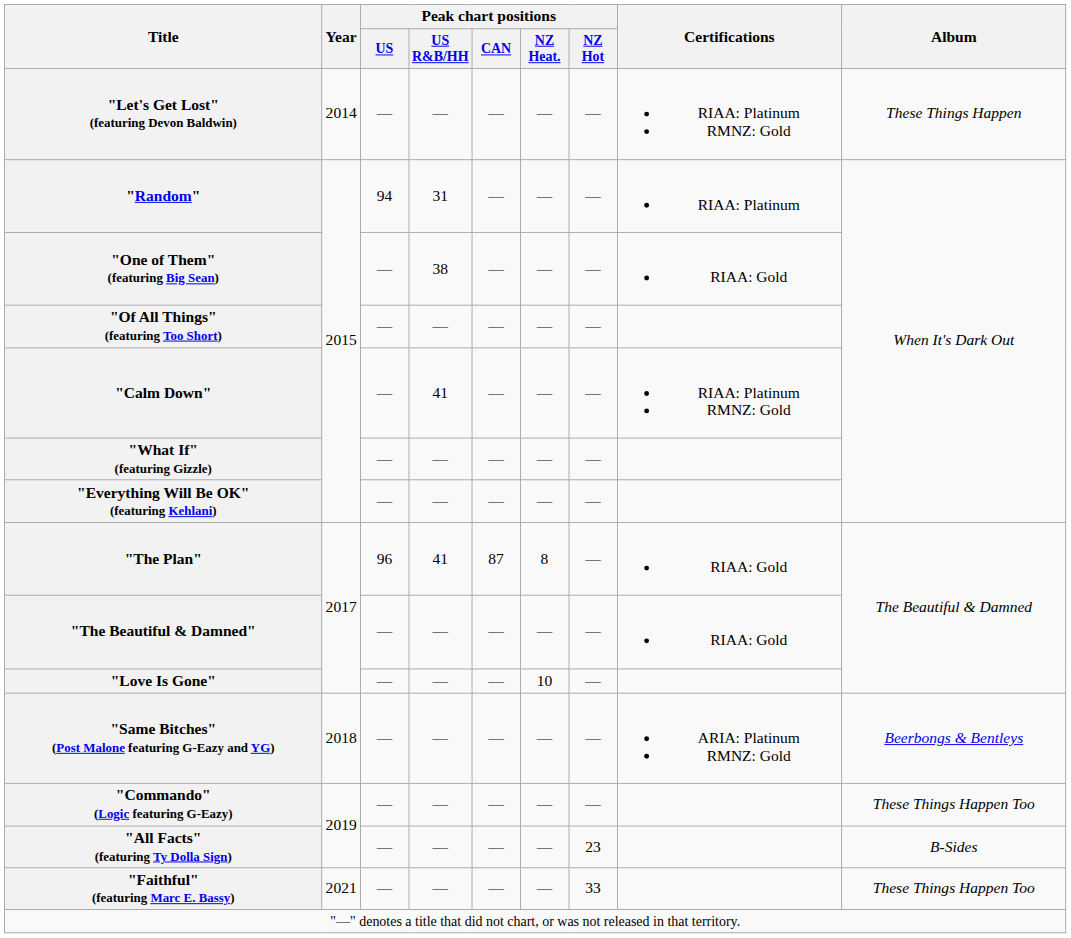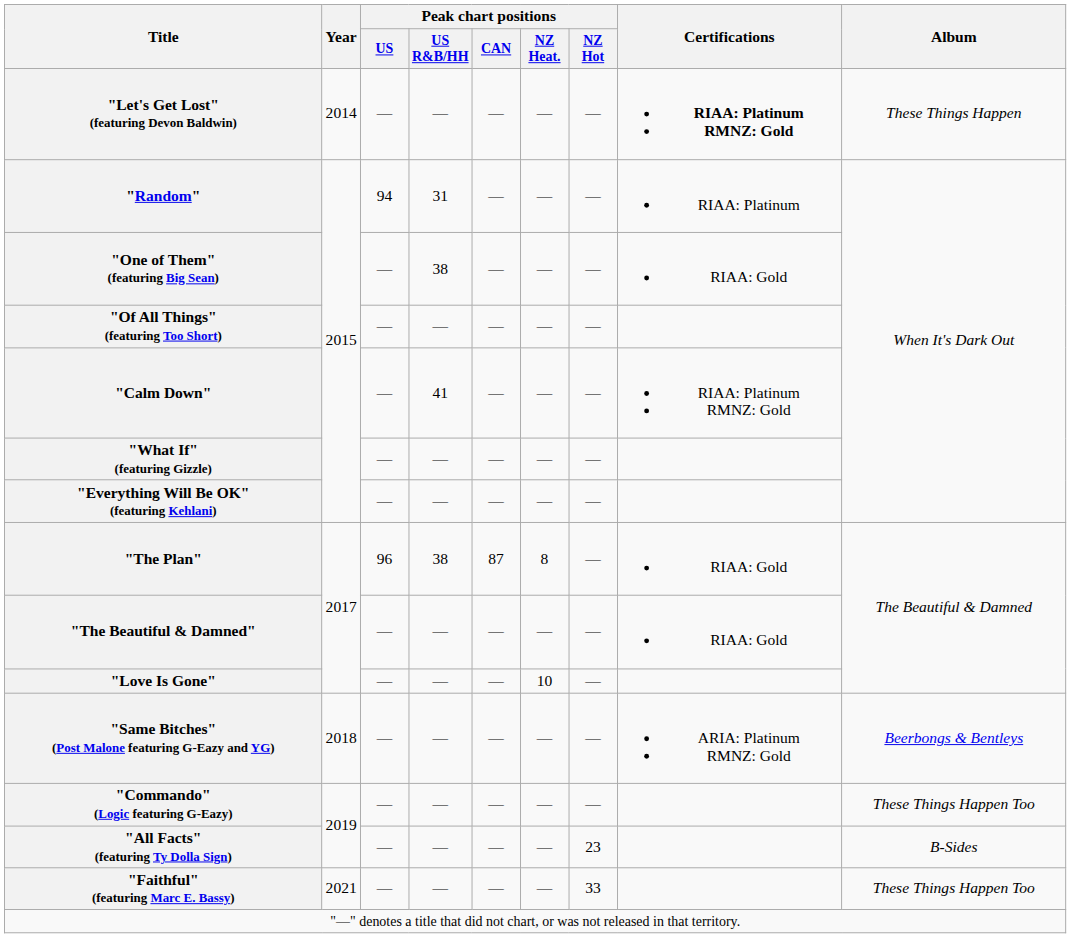(729, 123) normal -> (729, 123) bold
(440, 558) 41 -> (440, 558) 38
